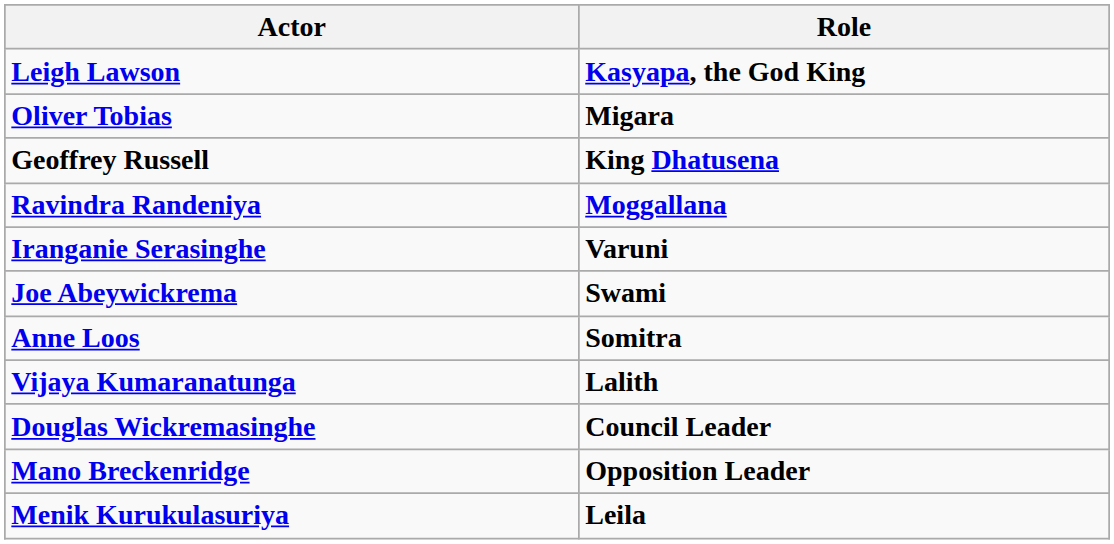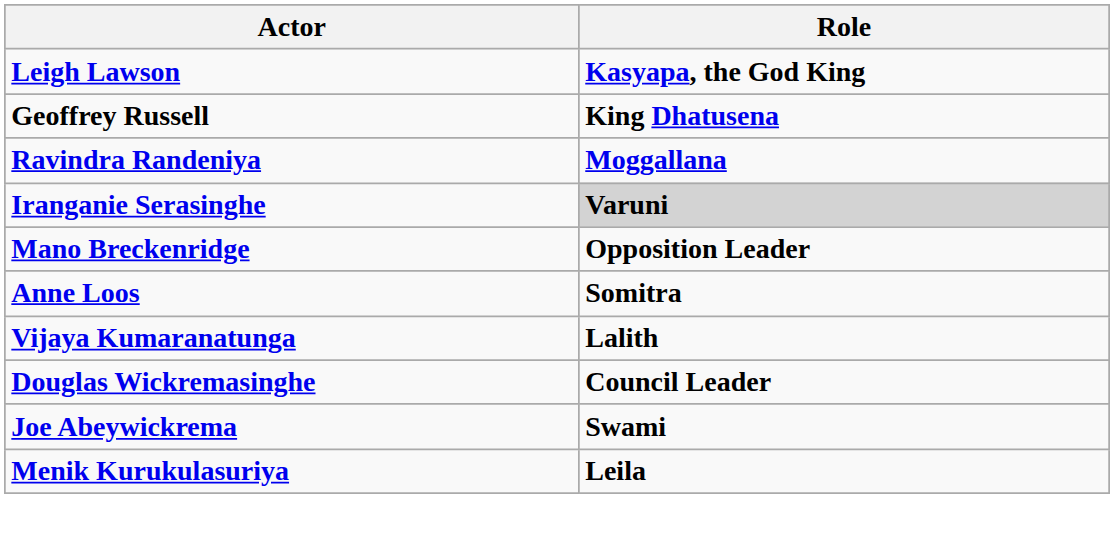- row: (92, 115)
(627, 248) no background -> (627, 204) lightgrey background
rows swapped: (124, 293) <-> (130, 470)
